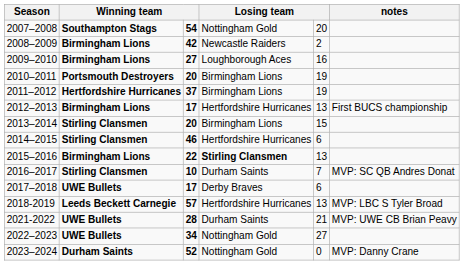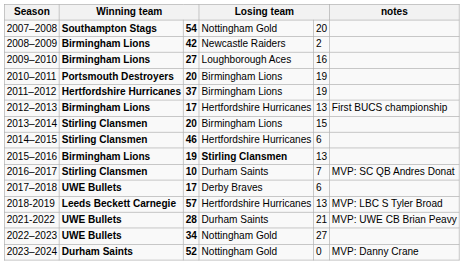(191, 156) 22 -> (191, 156) 19
